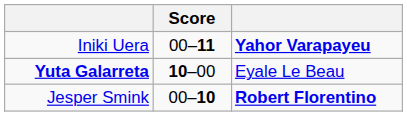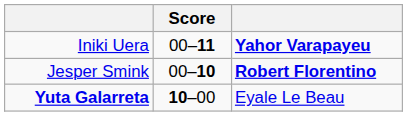rows swapped: (92, 72) <-> (98, 98)
